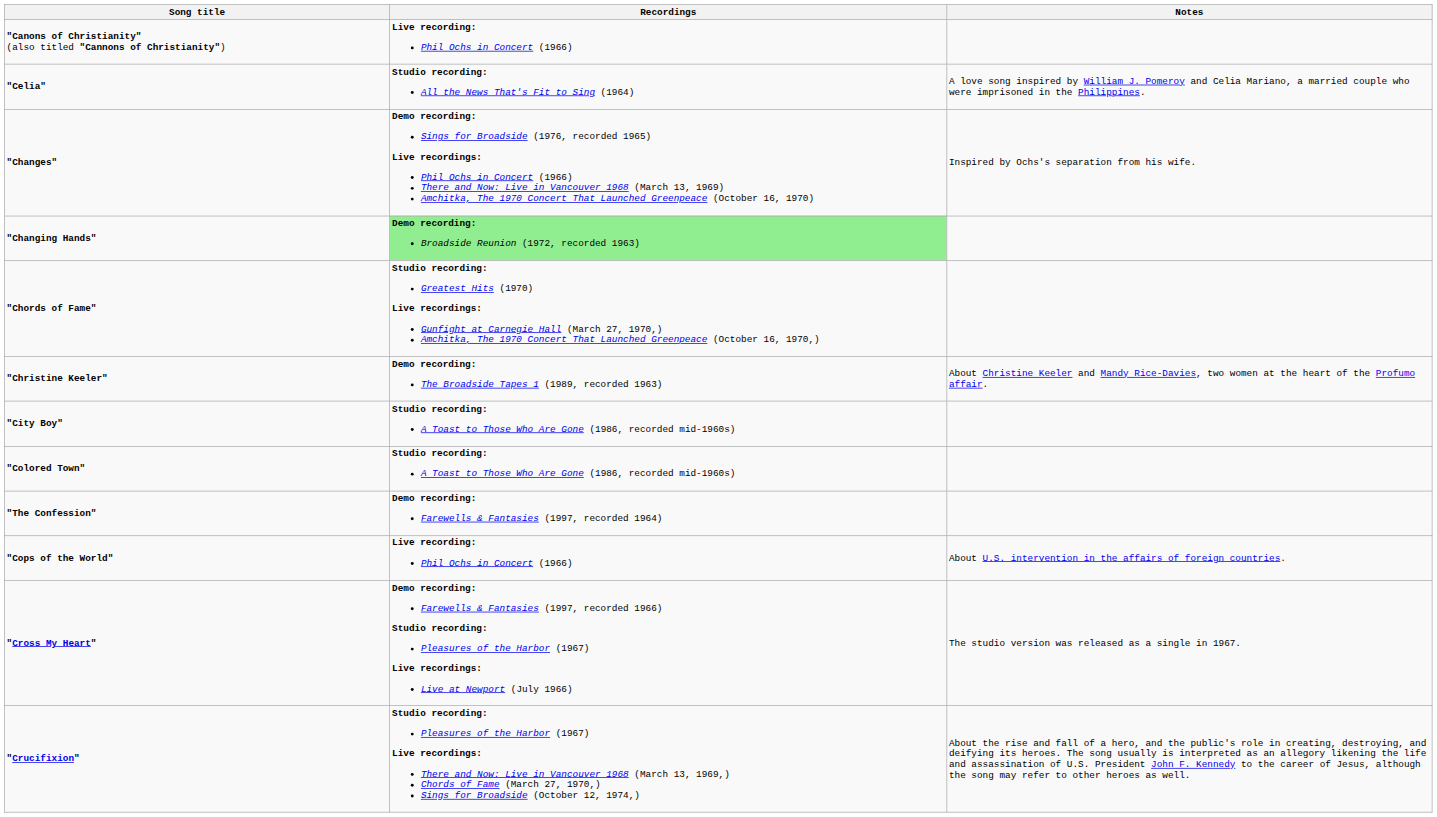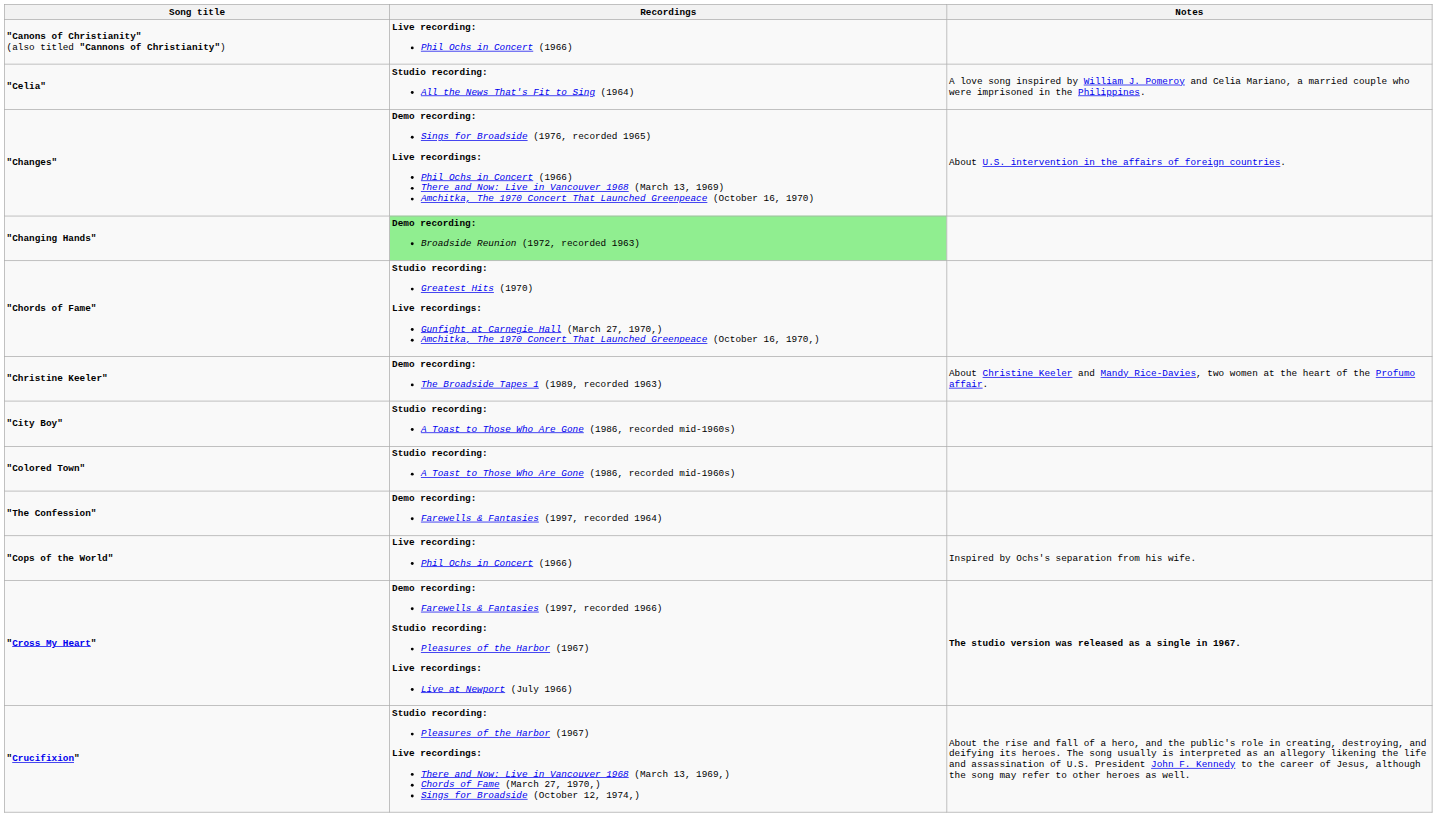(1072, 163) Inspired by Ochs's separation from his wife. -> (1117, 163) About U.S. intervention in the affairs of foreign countries.
(1117, 558) About U.S. intervention in the affairs of foreign countries. -> (1072, 558) Inspired by Ochs's separation from his wife.
(1095, 643) normal -> (1095, 643) bold
